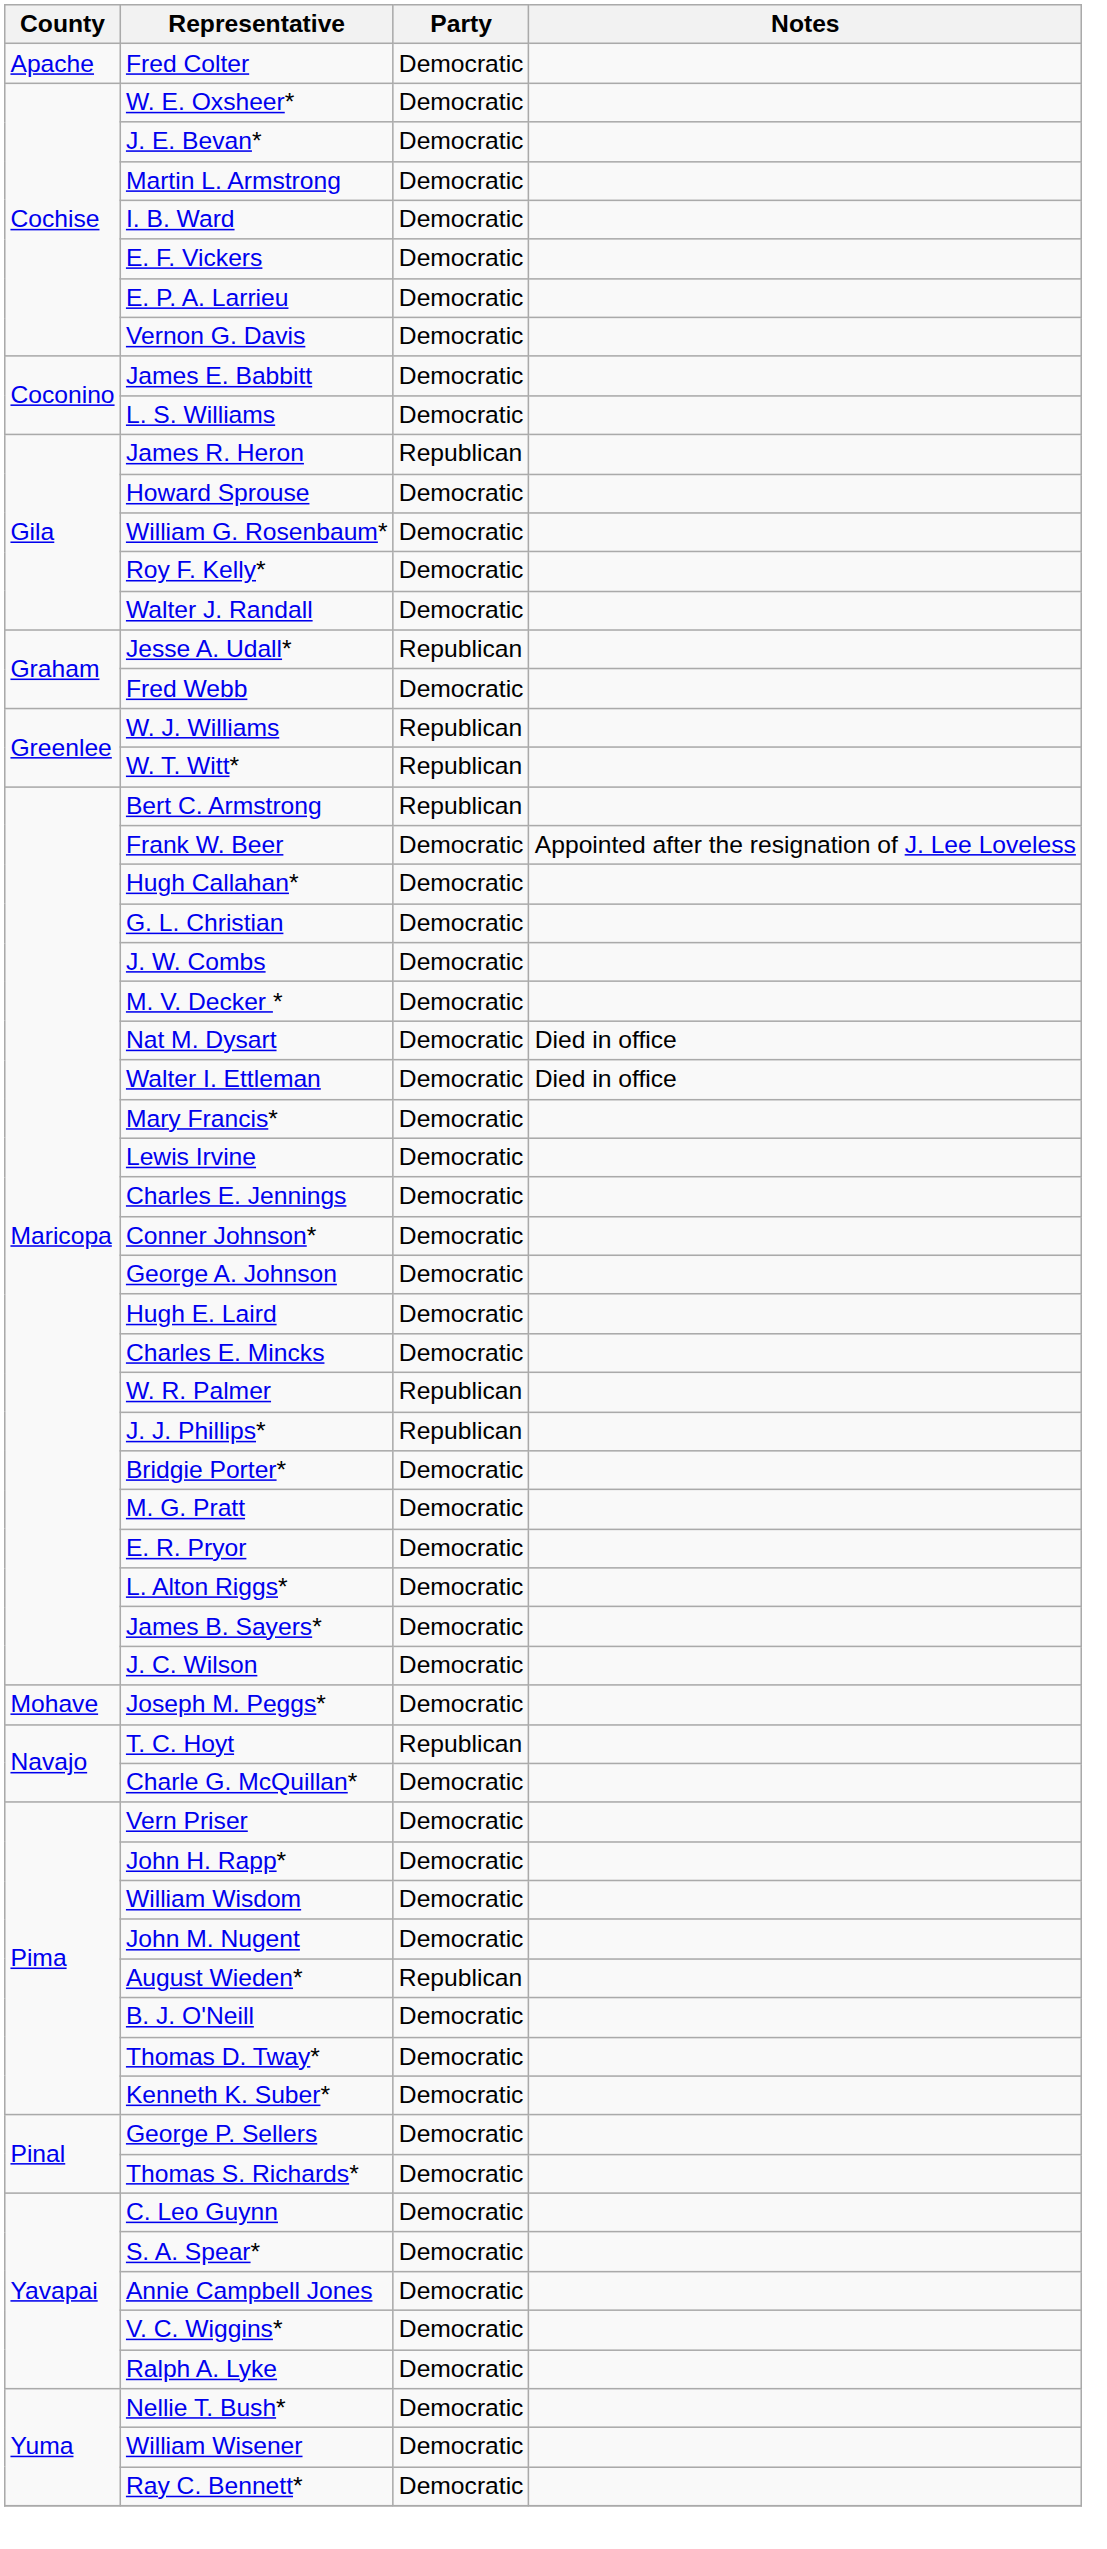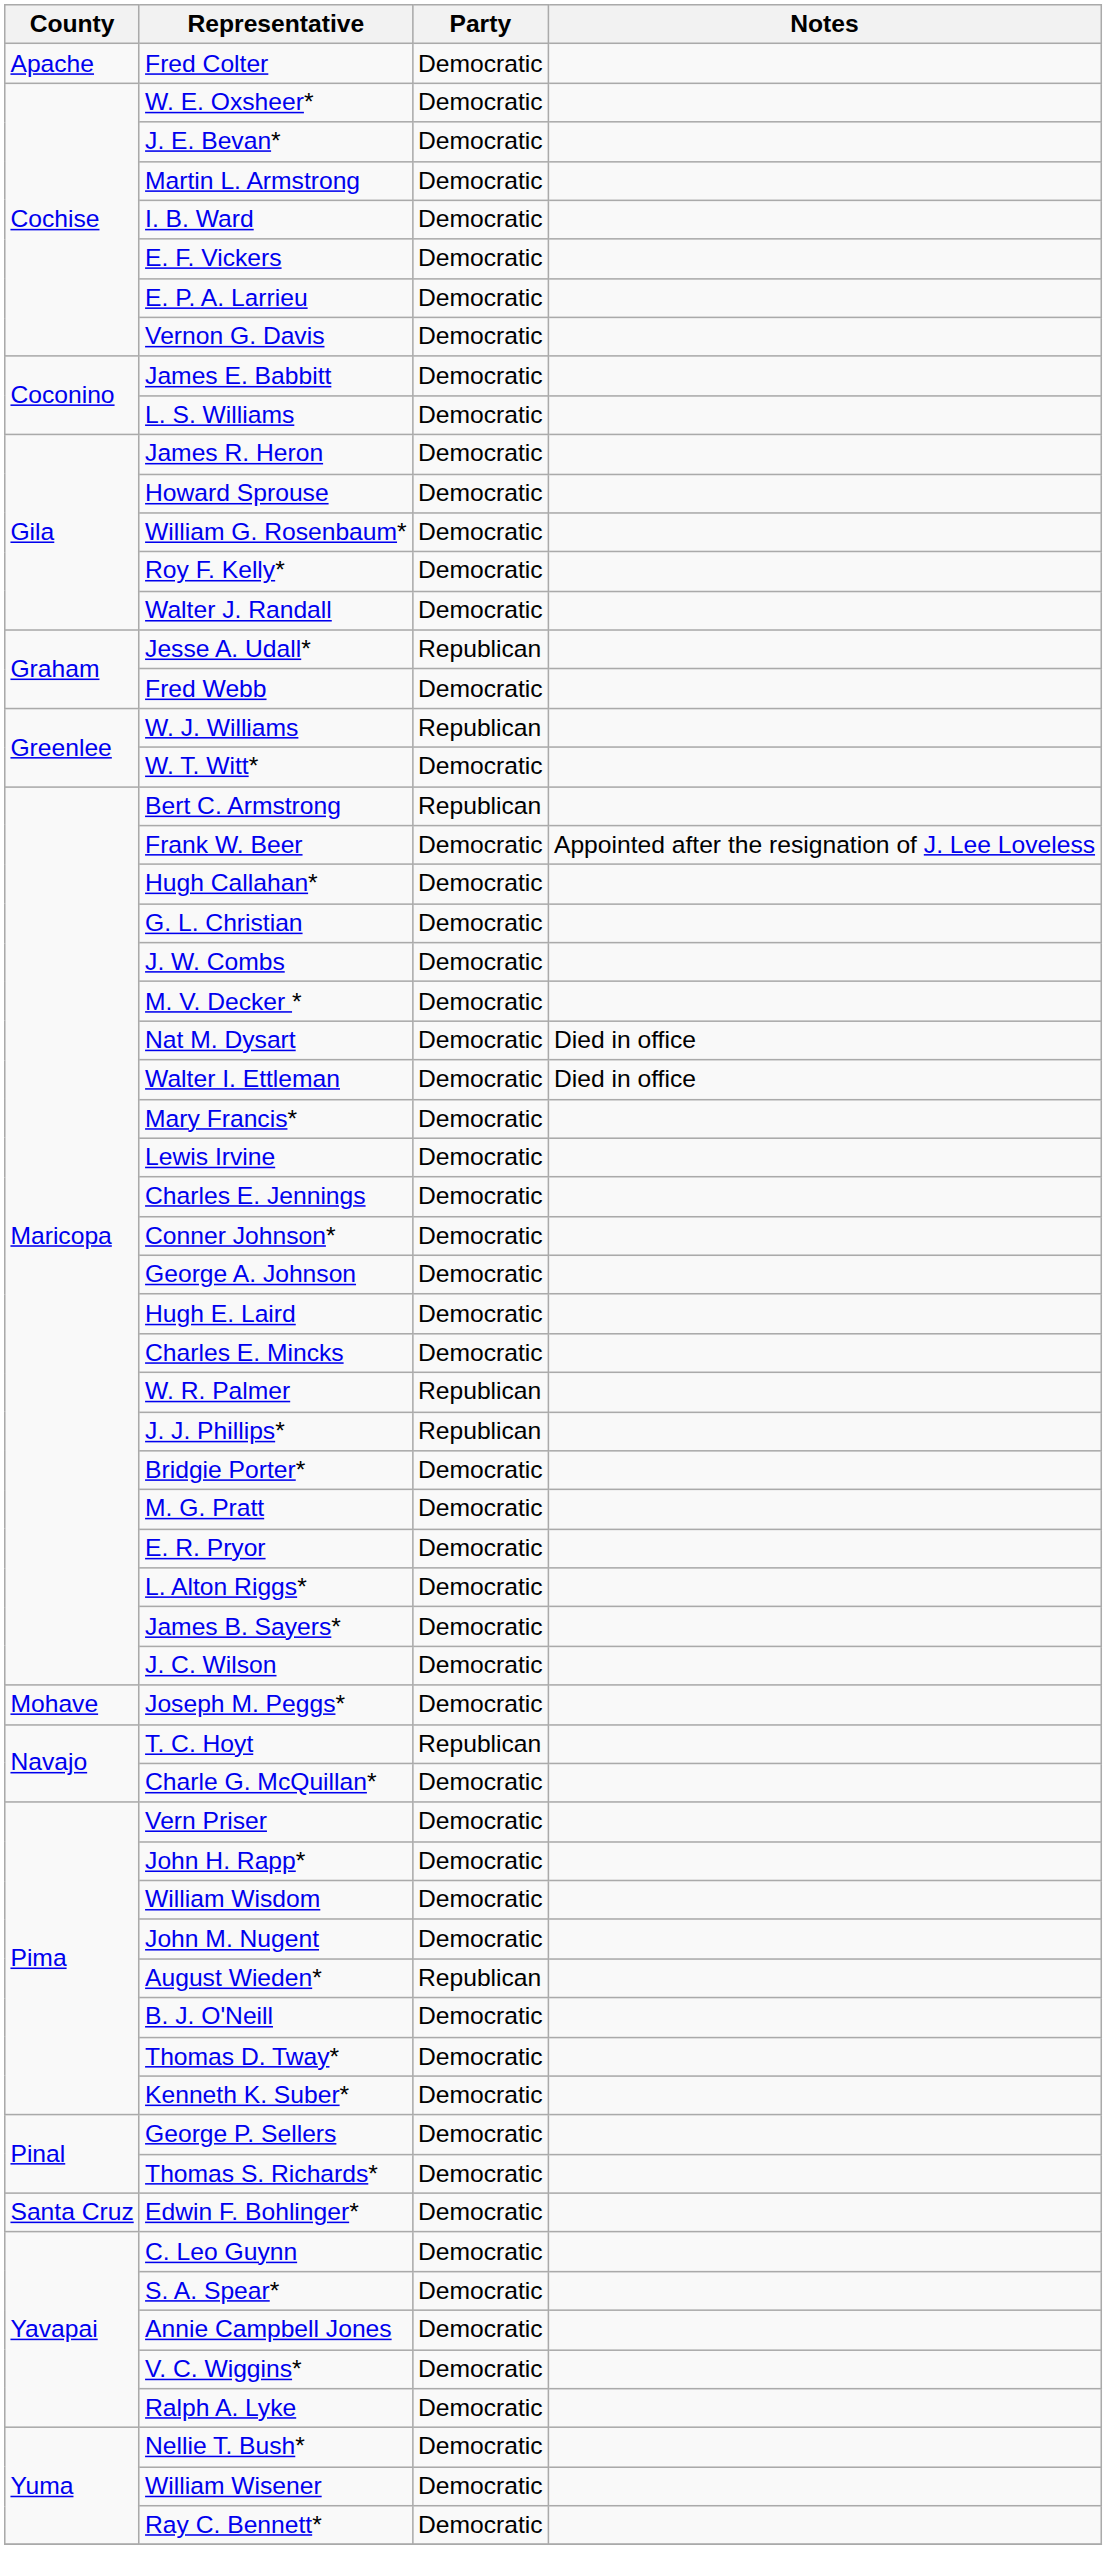(460, 453) Republican -> (480, 453) Democratic
(460, 766) Republican -> (480, 766) Democratic
+ row: (252, 2212)
